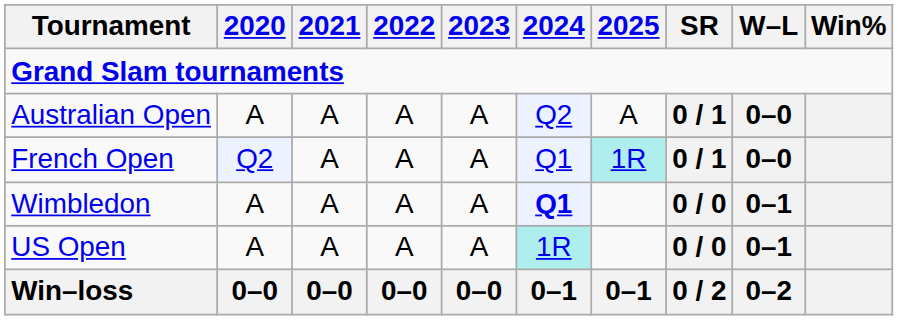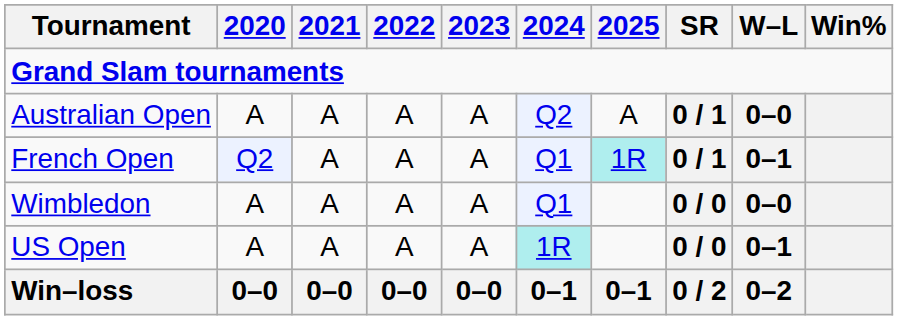(769, 159) 0–0 -> (769, 159) 0–1
(554, 203) bold -> (554, 203) normal
(769, 203) 0–1 -> (769, 203) 0–0
